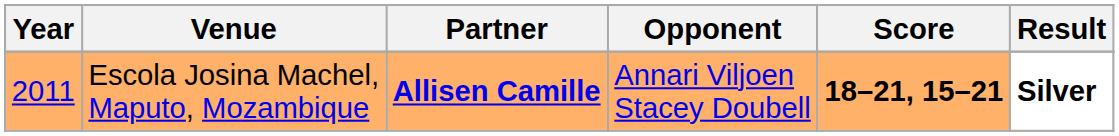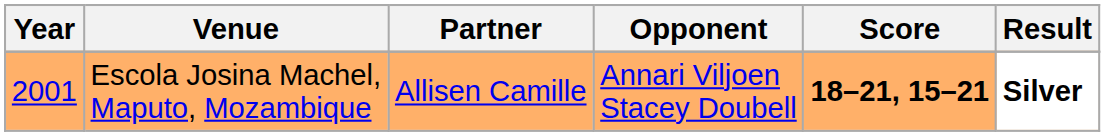(43, 91) 2011 -> (44, 91) 2001
(497, 91) bold -> (491, 91) normal
